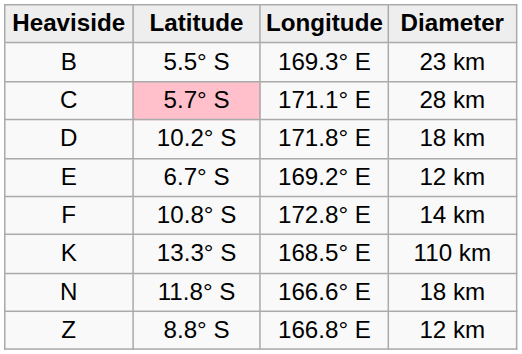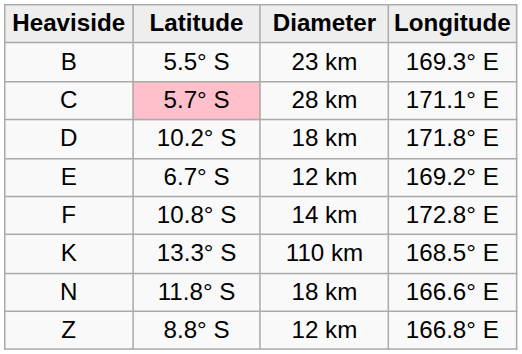columns swapped: (324, 23) <-> (452, 23)
